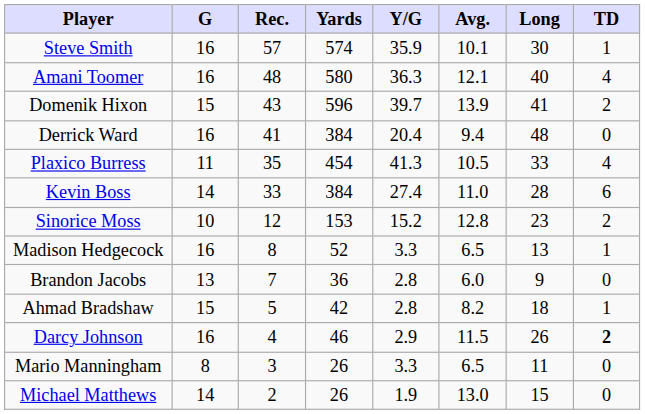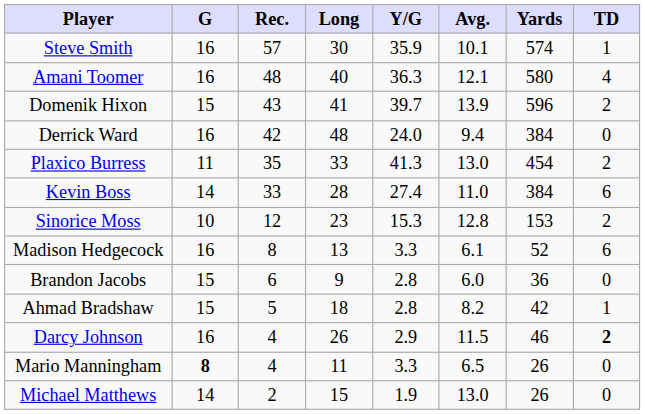columns swapped: (339, 18) <-> (540, 18)
(272, 134) 41 -> (272, 134) 42
(406, 134) 20.4 -> (406, 134) 24.0
(473, 163) 10.5 -> (473, 163) 13.0
(606, 163) 4 -> (606, 163) 2
(406, 221) 15.2 -> (406, 221) 15.3
(473, 250) 6.5 -> (473, 250) 6.1
(606, 250) 1 -> (606, 250) 6
(205, 279) 13 -> (205, 279) 15
(272, 279) 7 -> (272, 279) 6
(205, 366) normal -> (205, 366) bold
(272, 366) 3 -> (272, 366) 4
